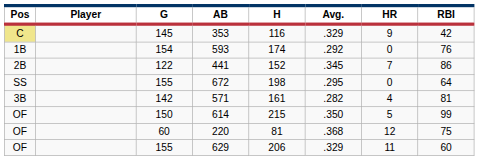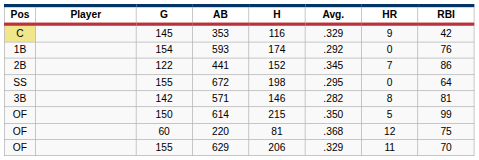(277, 98) 161 -> (277, 98) 146
(390, 98) 4 -> (390, 98) 8
(446, 147) 60 -> (446, 147) 70
